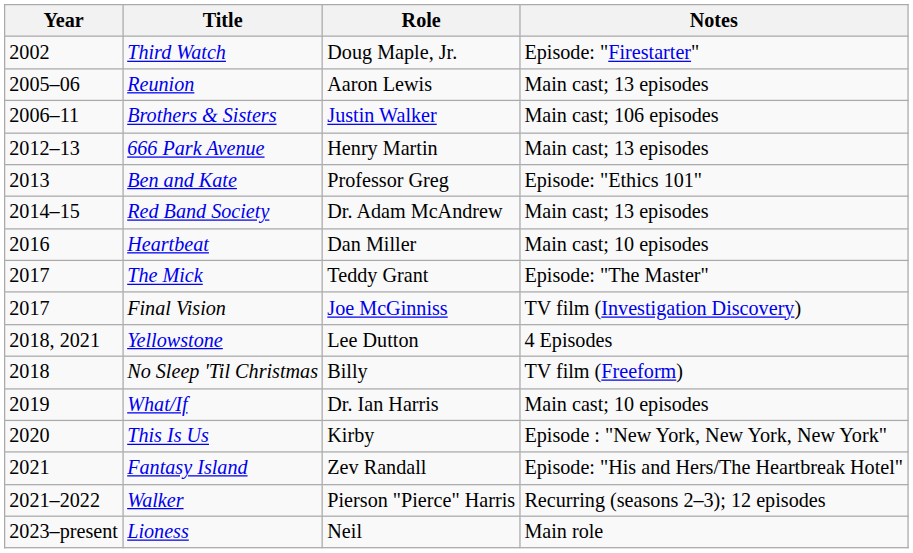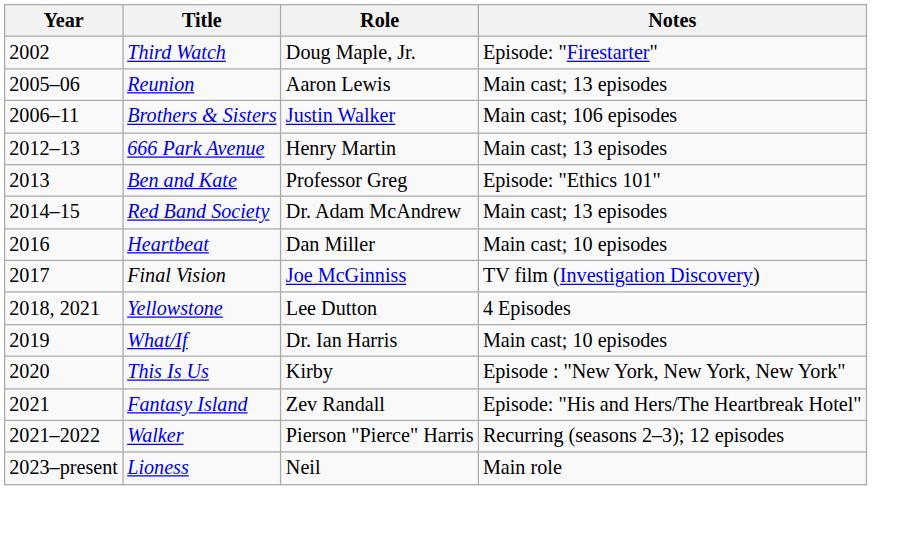- row: (165, 276)
- row: (223, 372)
